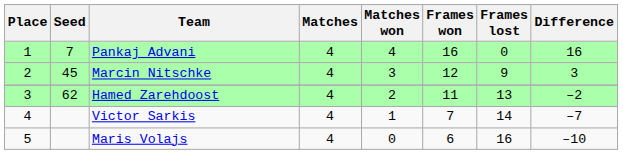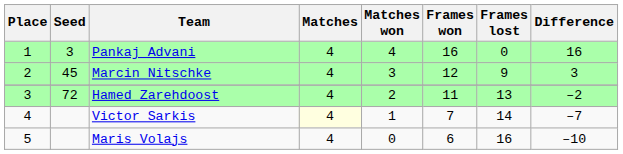(70, 52) 7 -> (70, 52) 3
(70, 95) 62 -> (70, 95) 72
(330, 117) no background -> (330, 117) lightyellow background
